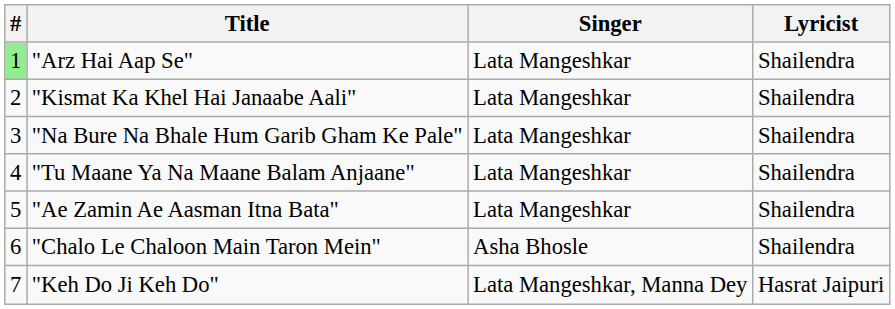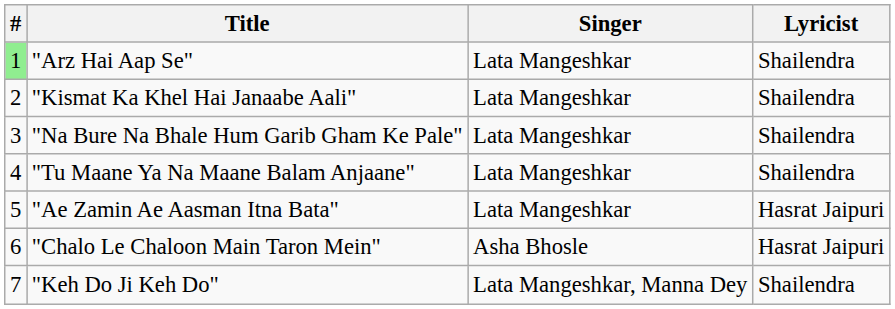(806, 210) Shailendra -> (821, 210) Hasrat Jaipuri
(806, 247) Shailendra -> (821, 247) Hasrat Jaipuri
(821, 284) Hasrat Jaipuri -> (806, 284) Shailendra
